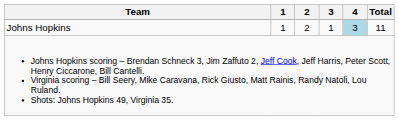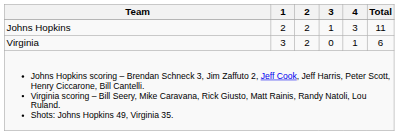(283, 27) 1 -> (283, 27) 2
(355, 27) lightblue background -> (355, 27) no background
+ row: (23, 43)
